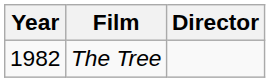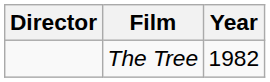columns swapped: (35, 22) <-> (216, 22)
